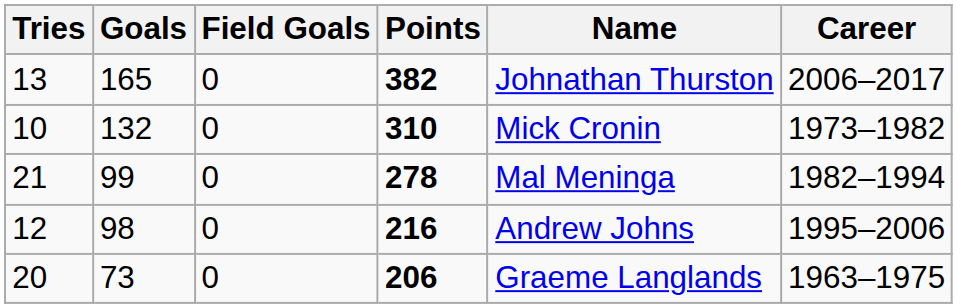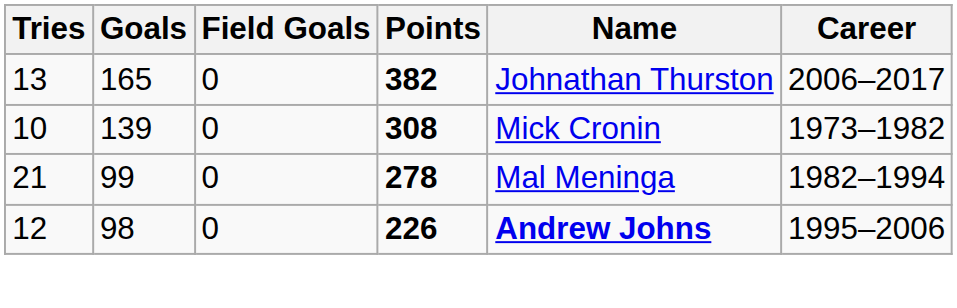(126, 128) 132 -> (126, 128) 139
(411, 128) 310 -> (411, 128) 308
(411, 228) 216 -> (411, 228) 226
(595, 228) normal -> (603, 228) bold
- row: (30, 278)
